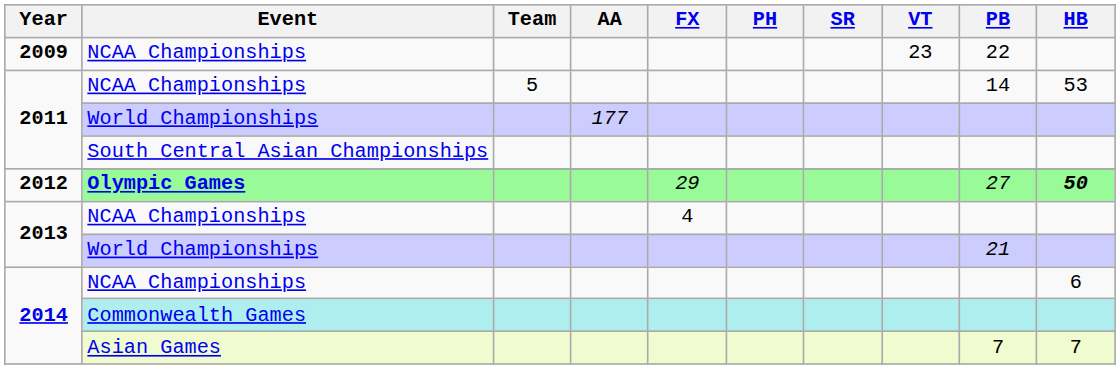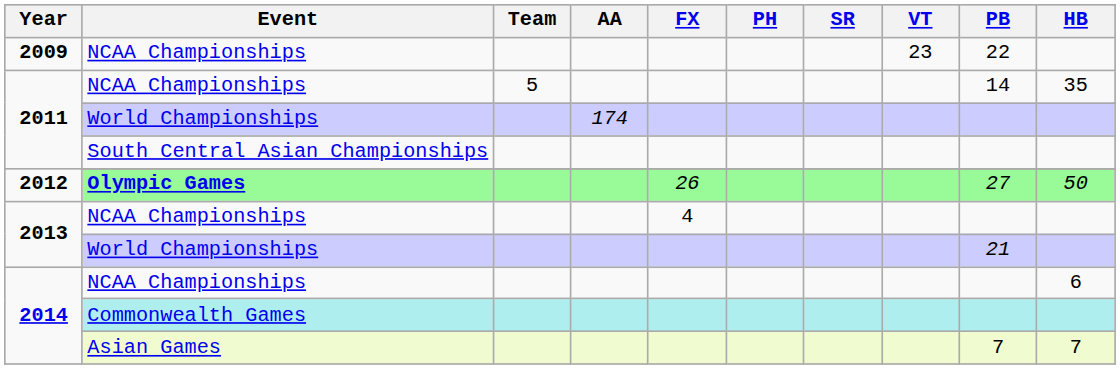(1076, 87) 53 -> (1076, 87) 35
(610, 120) 177 -> (610, 120) 174
(687, 185) 29 -> (687, 185) 26
(1076, 185) bold -> (1076, 185) normal
